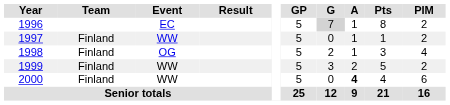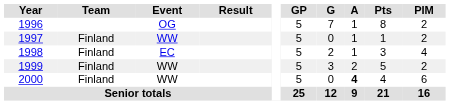(167, 24) EC -> (167, 24) OG
(331, 24) lightgrey background -> (331, 24) no background
(167, 52) OG -> (167, 52) EC
